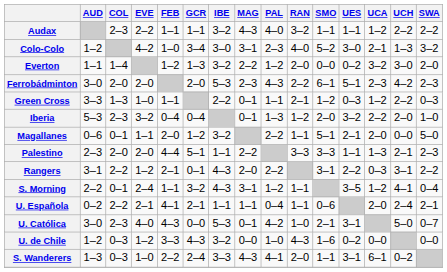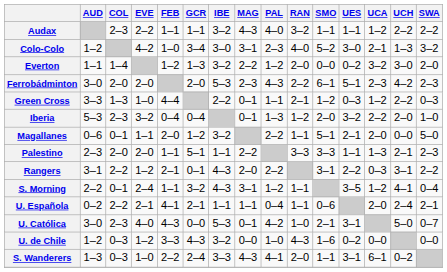(170, 100) 1–1 -> (170, 100) 4–4
(170, 153) 4–4 -> (170, 153) 1–1
